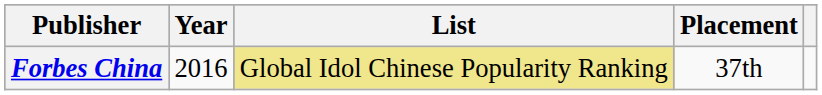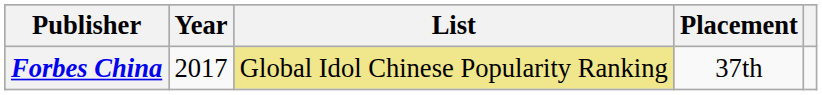(201, 67) 2016 -> (201, 67) 2017
